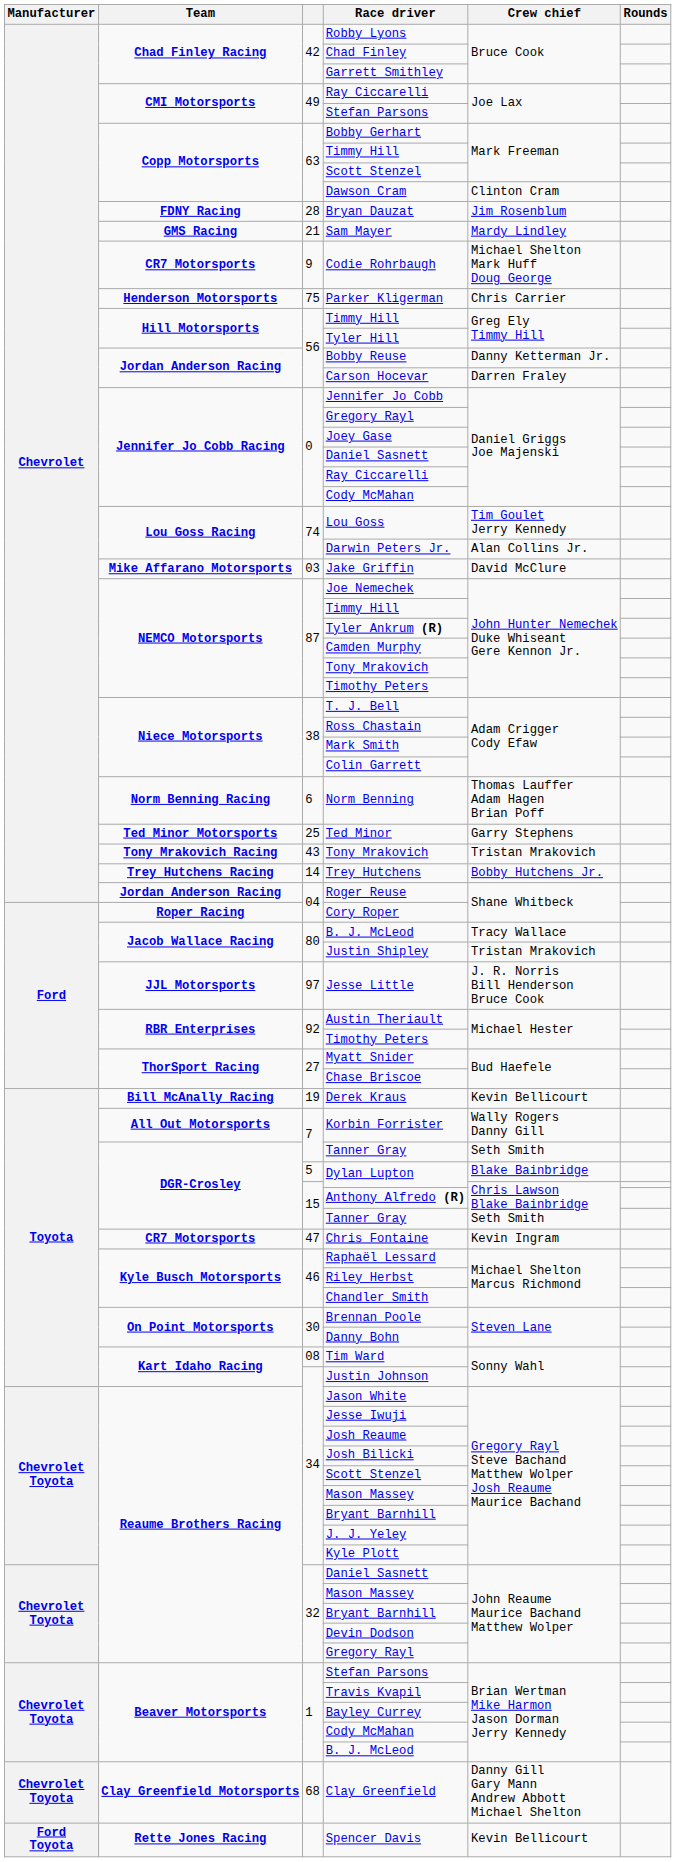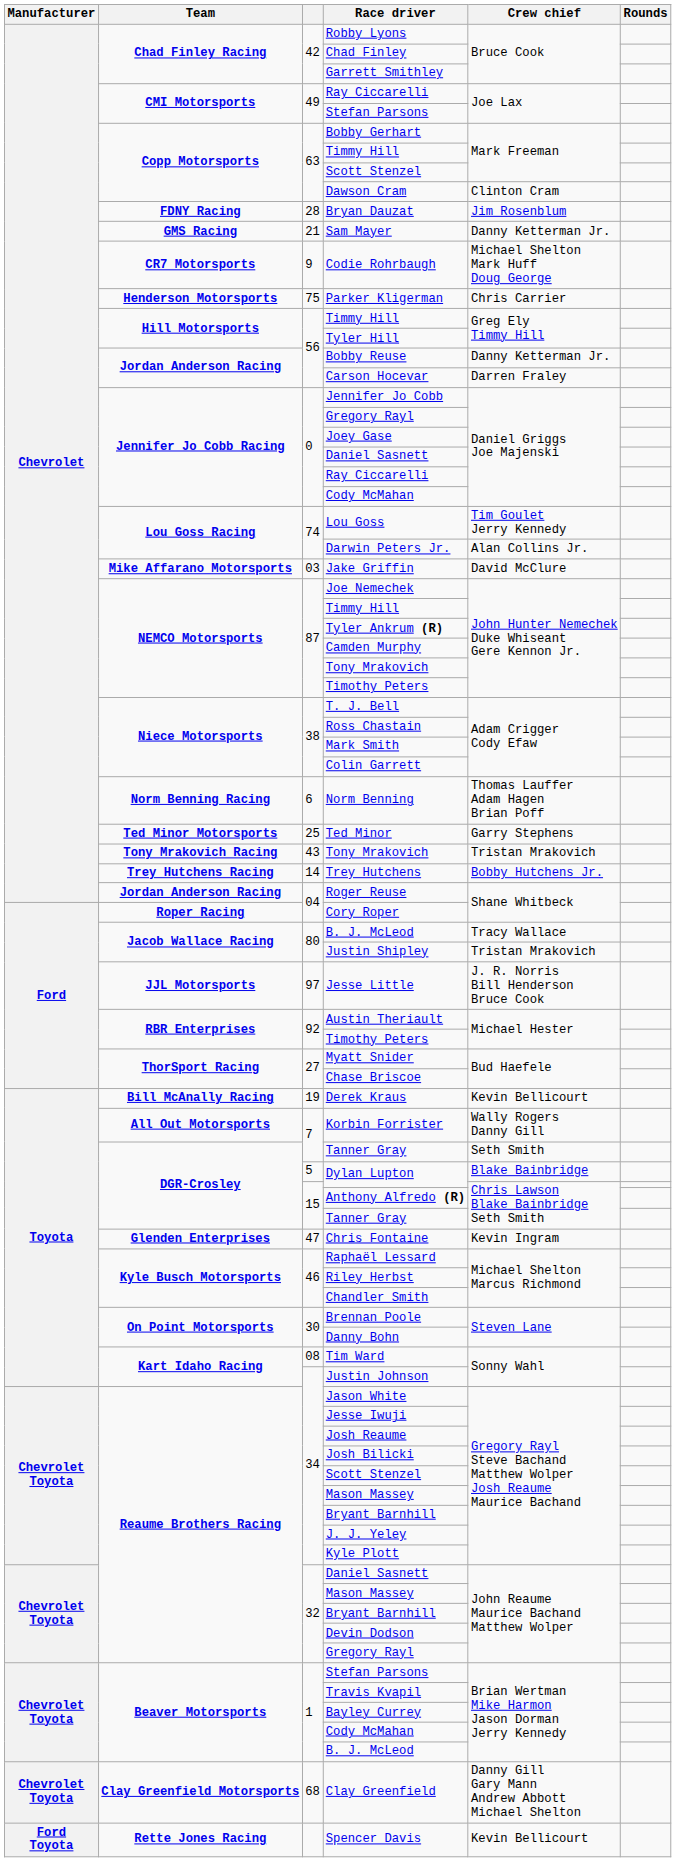(519, 232) Mardy Lindley -> (541, 232) Danny Ketterman Jr.
(200, 1239) CR7 Motorsports -> (200, 1239) Glenden Enterprises
